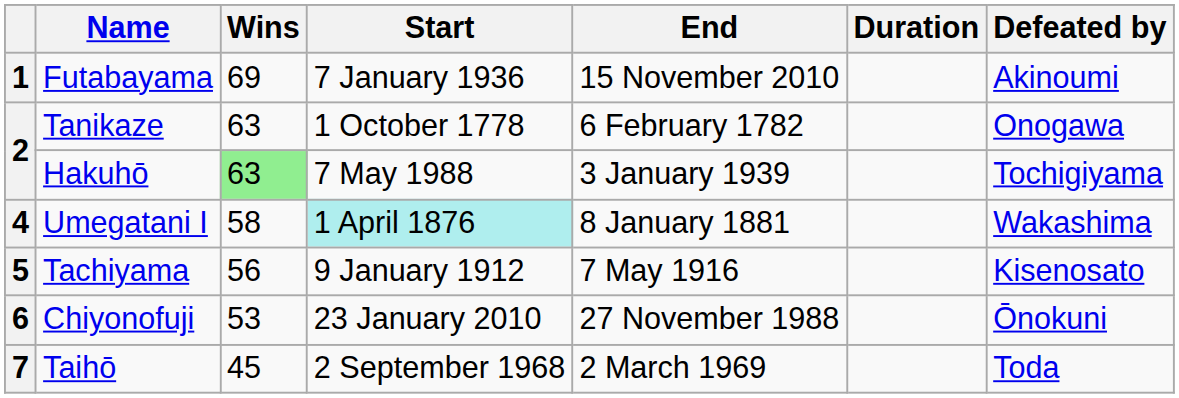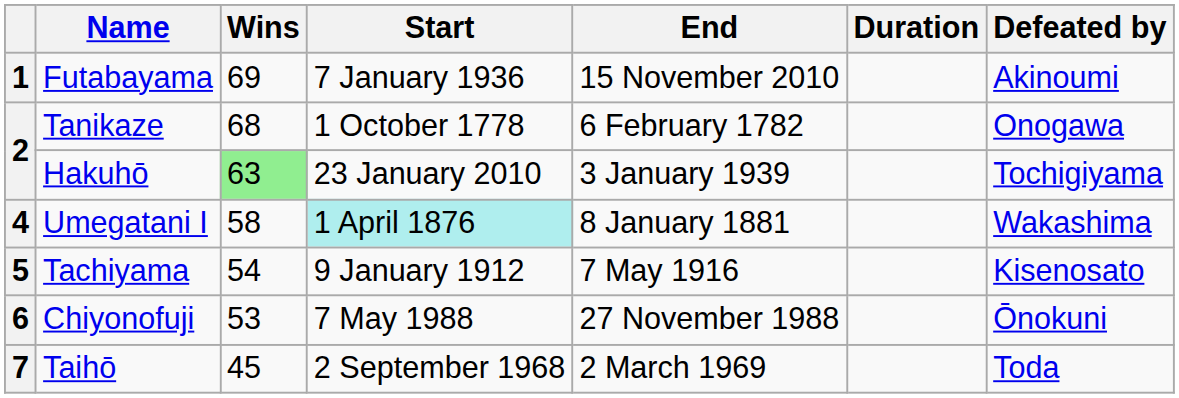(244, 125) 63 -> (244, 125) 68
(394, 174) 7 May 1988 -> (428, 174) 23 January 2010
(244, 271) 56 -> (244, 271) 54
(428, 319) 23 January 2010 -> (394, 319) 7 May 1988
